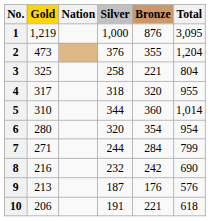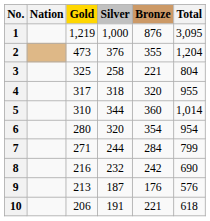columns swapped: (78, 14) <-> (43, 14)
